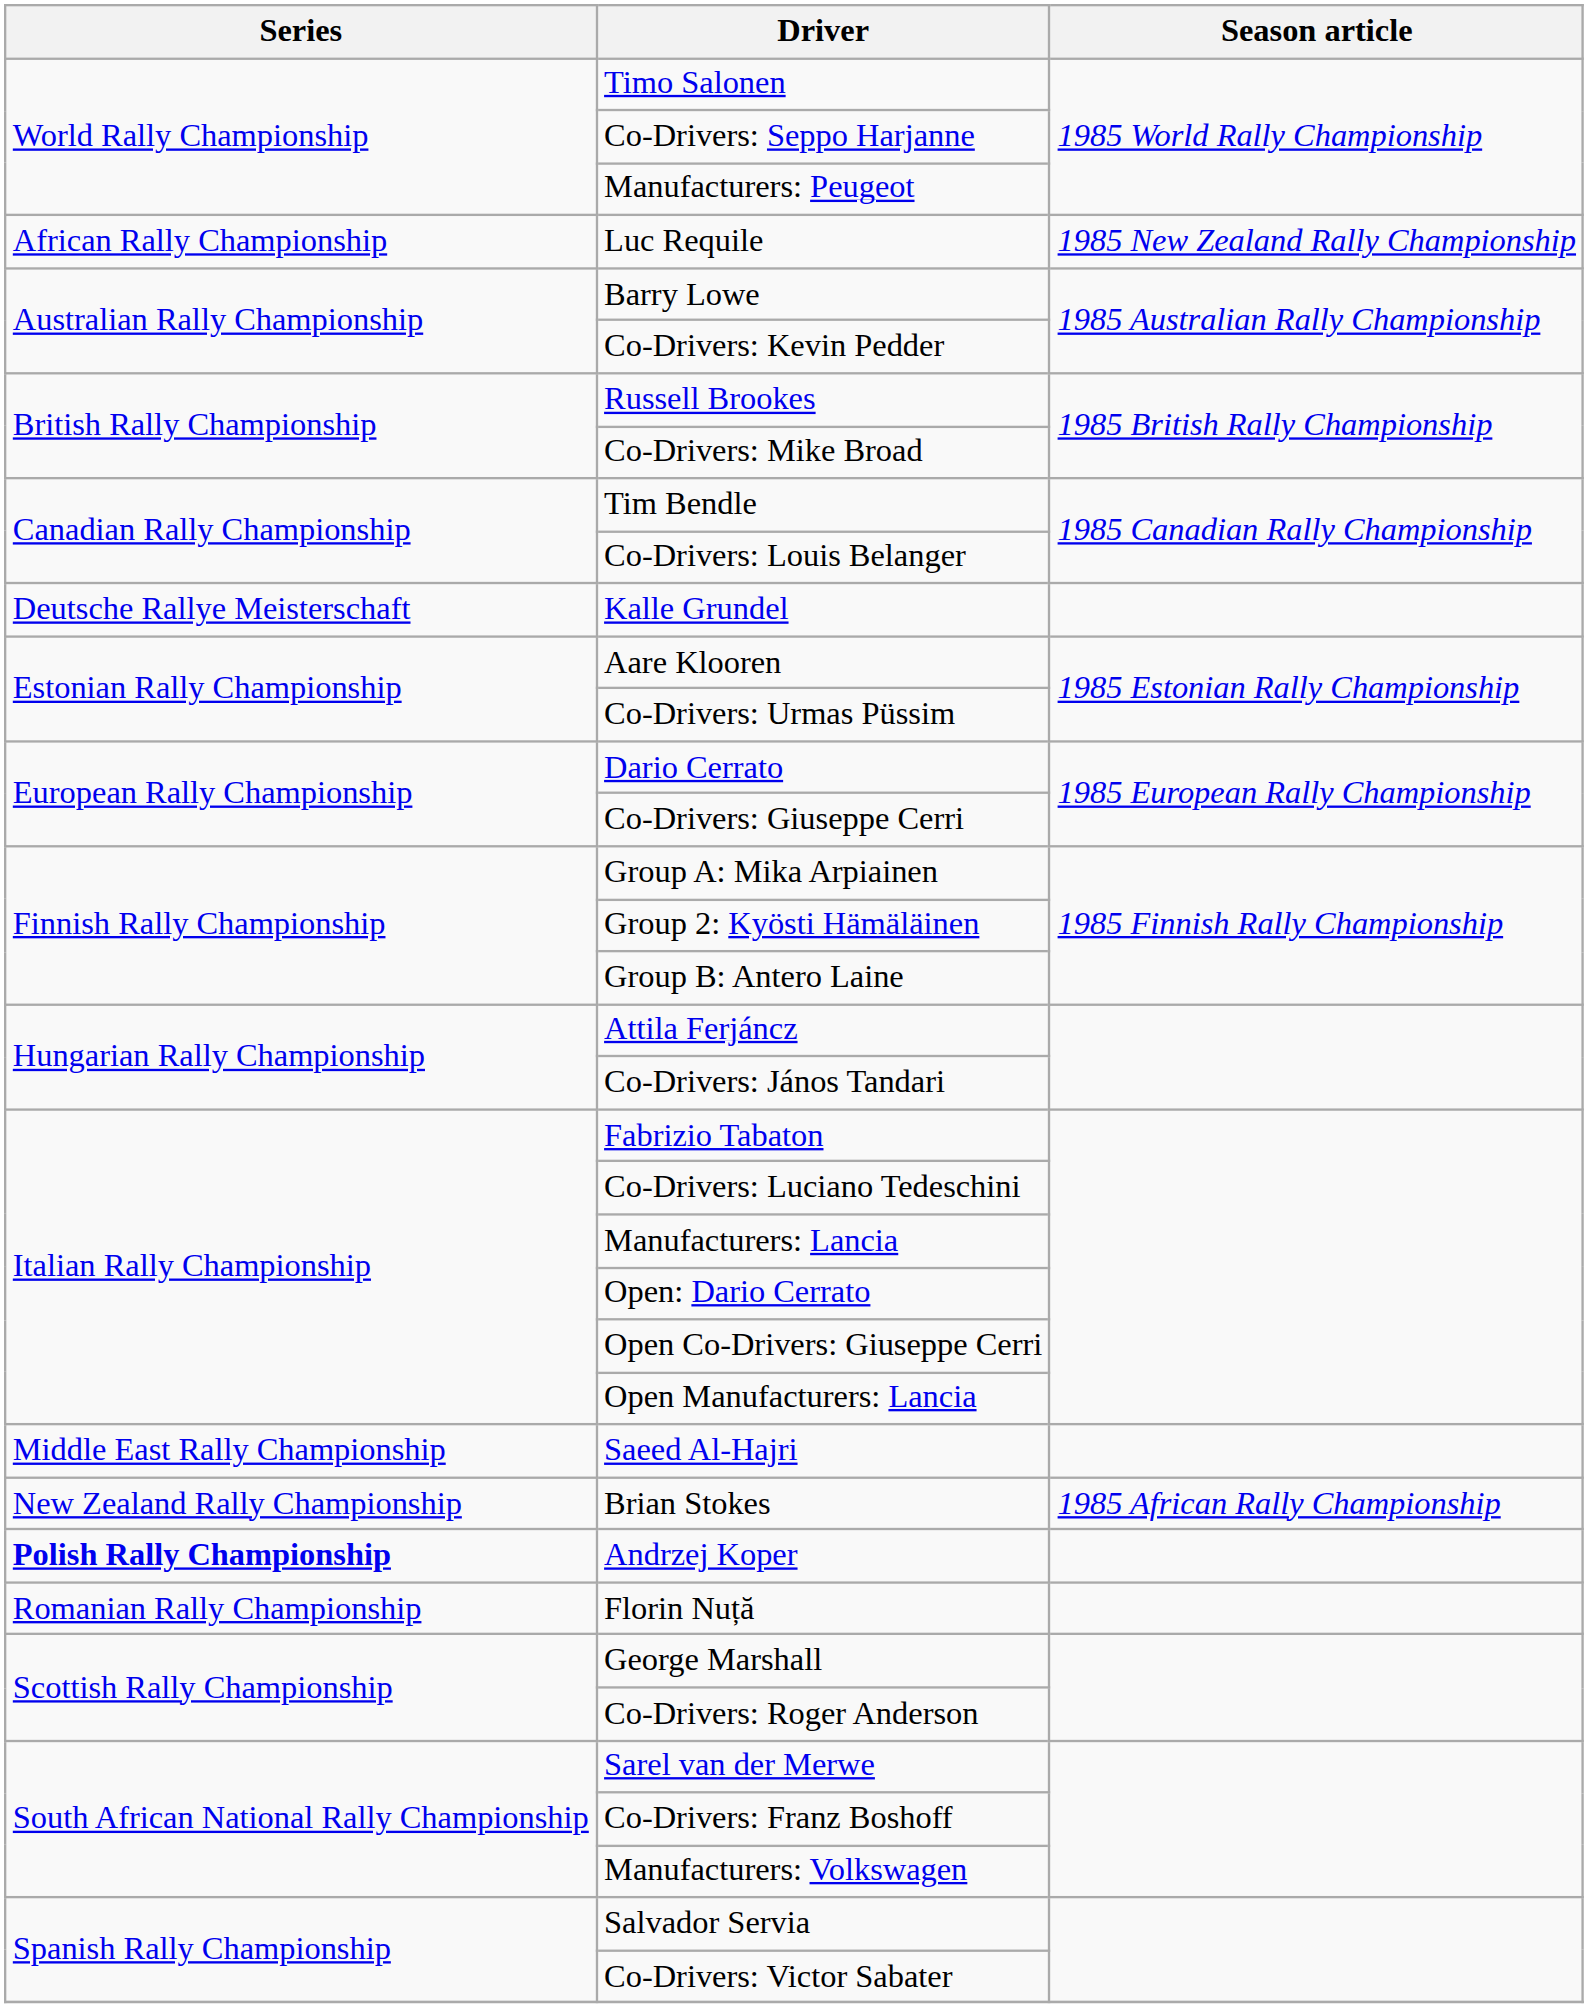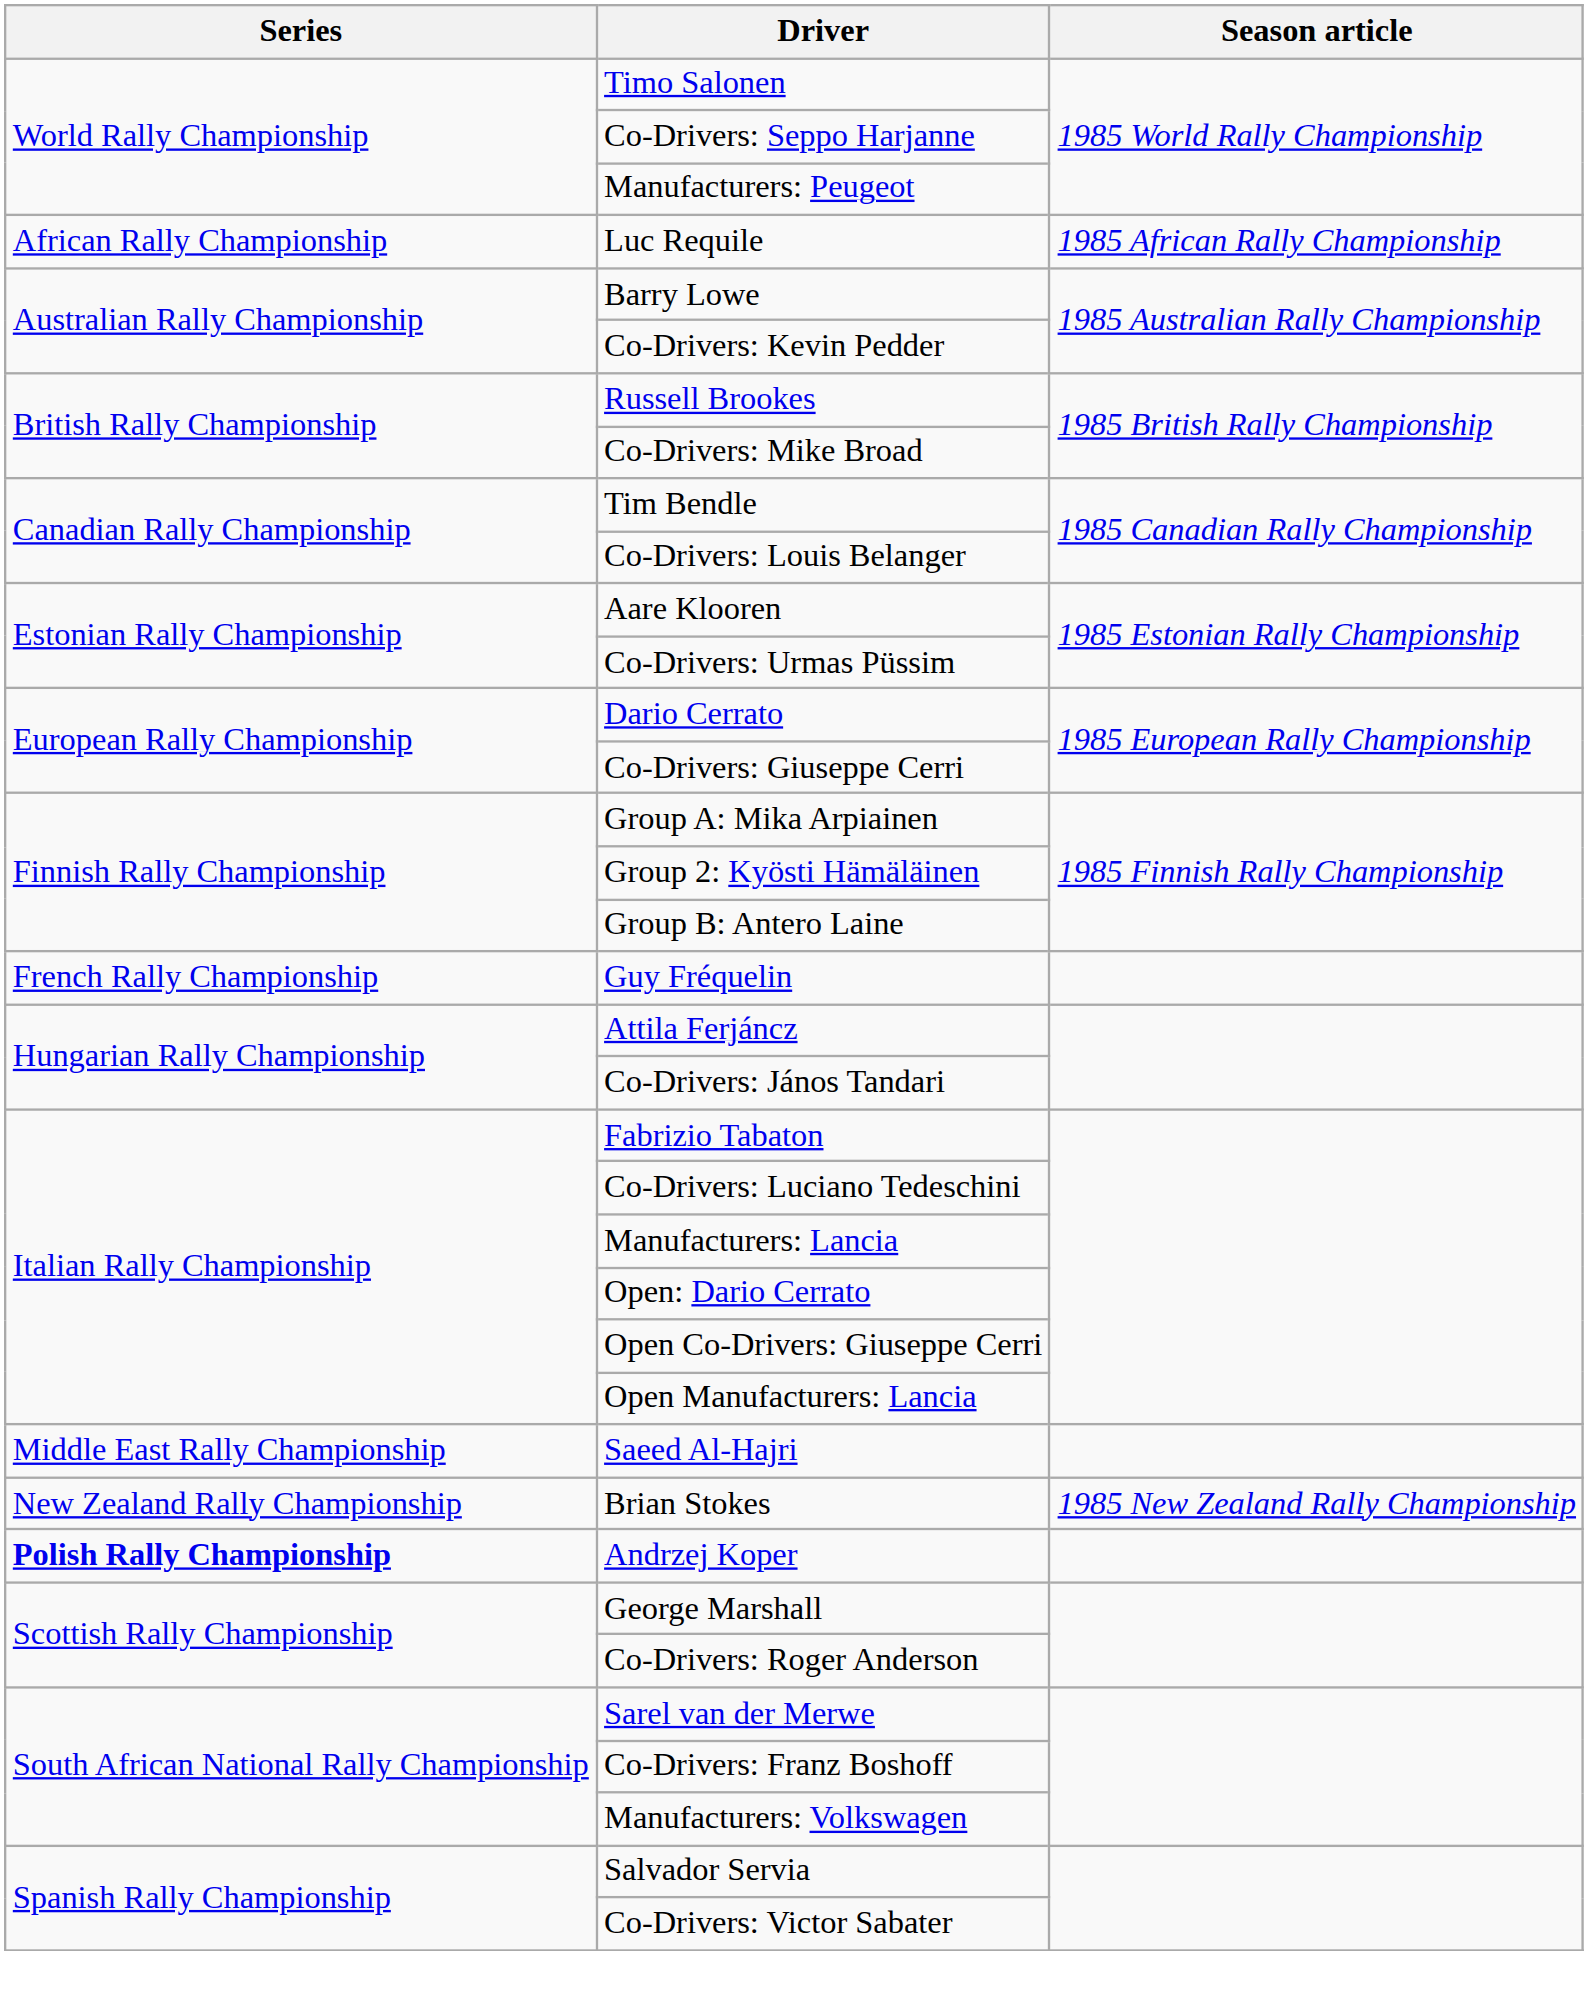(1317, 240) 1985 New Zealand Rally Championship -> (1279, 240) 1985 African Rally Championship
- row: (696, 608)
+ row: (698, 976)
(1279, 1502) 1985 African Rally Championship -> (1317, 1502) 1985 New Zealand Rally Championship
- row: (679, 1607)
